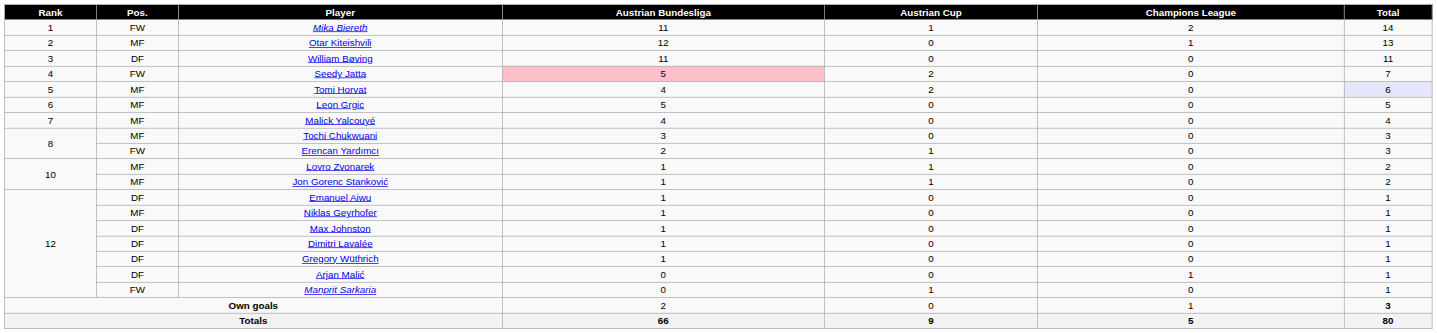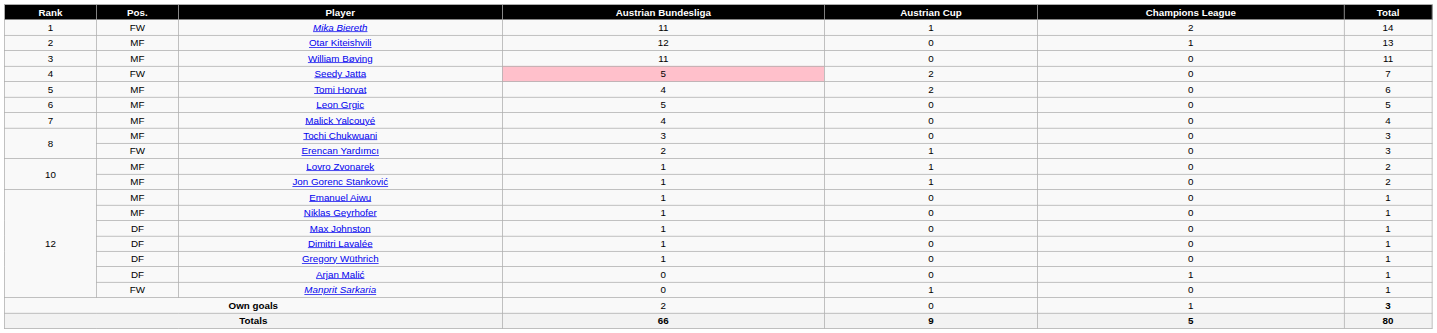(137, 58) DF -> (137, 58) MF
(1388, 89) lavender background -> (1388, 89) no background
(137, 197) DF -> (137, 197) MF
